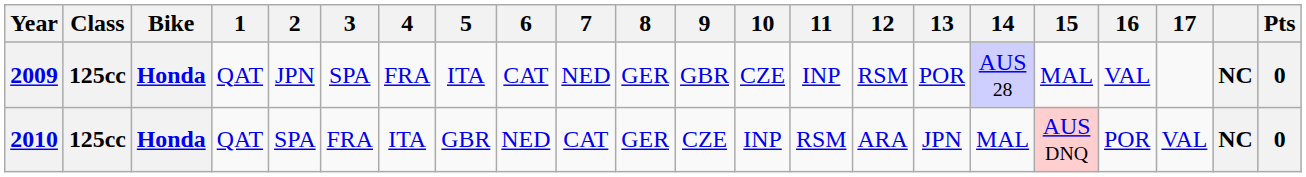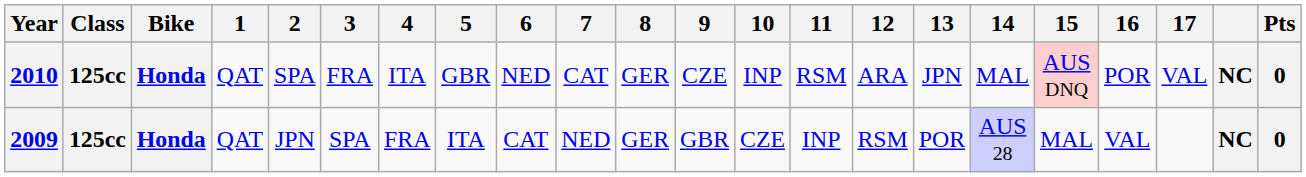rows swapped: (34, 74) <-> (34, 139)
